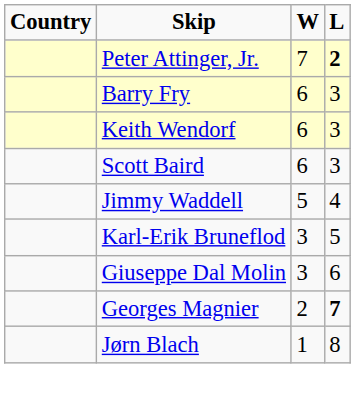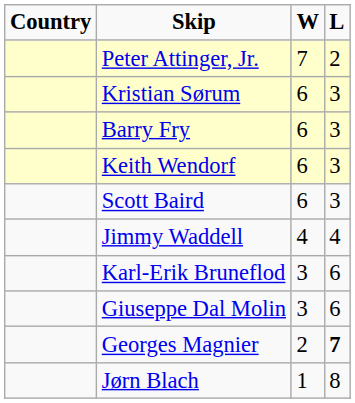(335, 58) bold -> (335, 58) normal
+ row: (171, 93)
(302, 201) 5 -> (302, 237) 4
(335, 237) 5 -> (335, 272) 6
